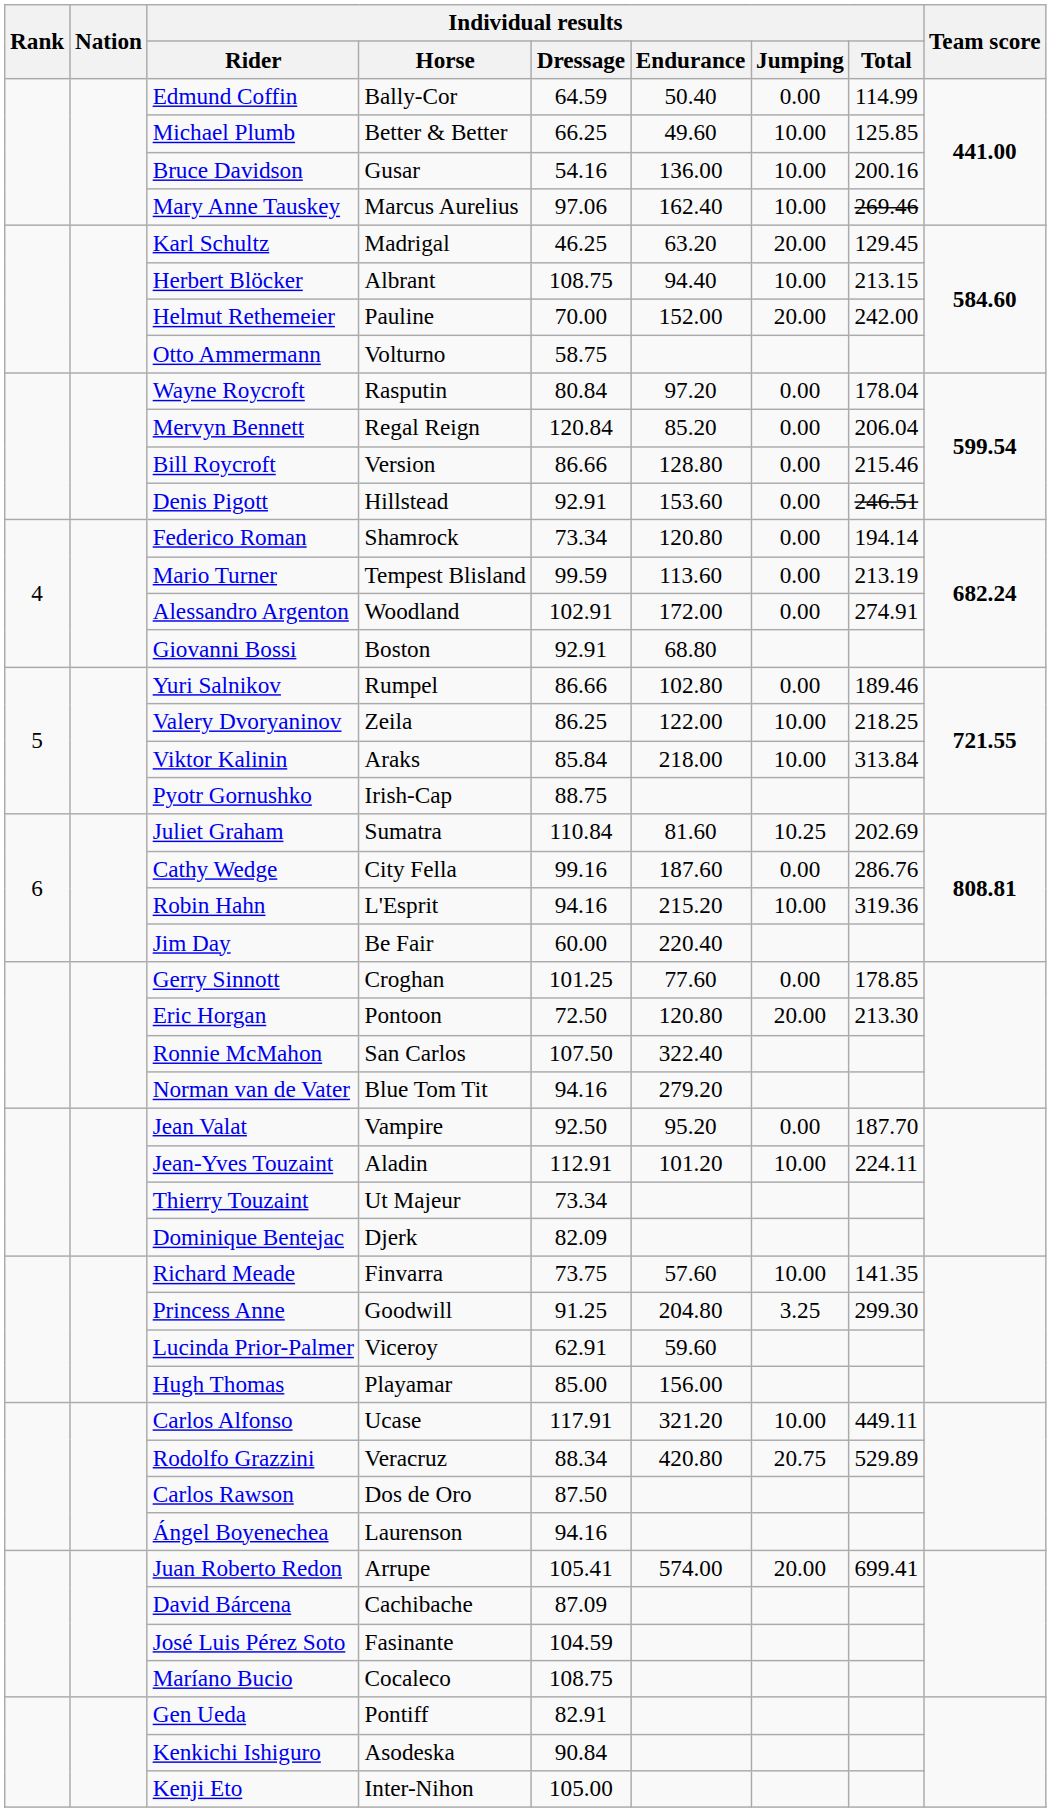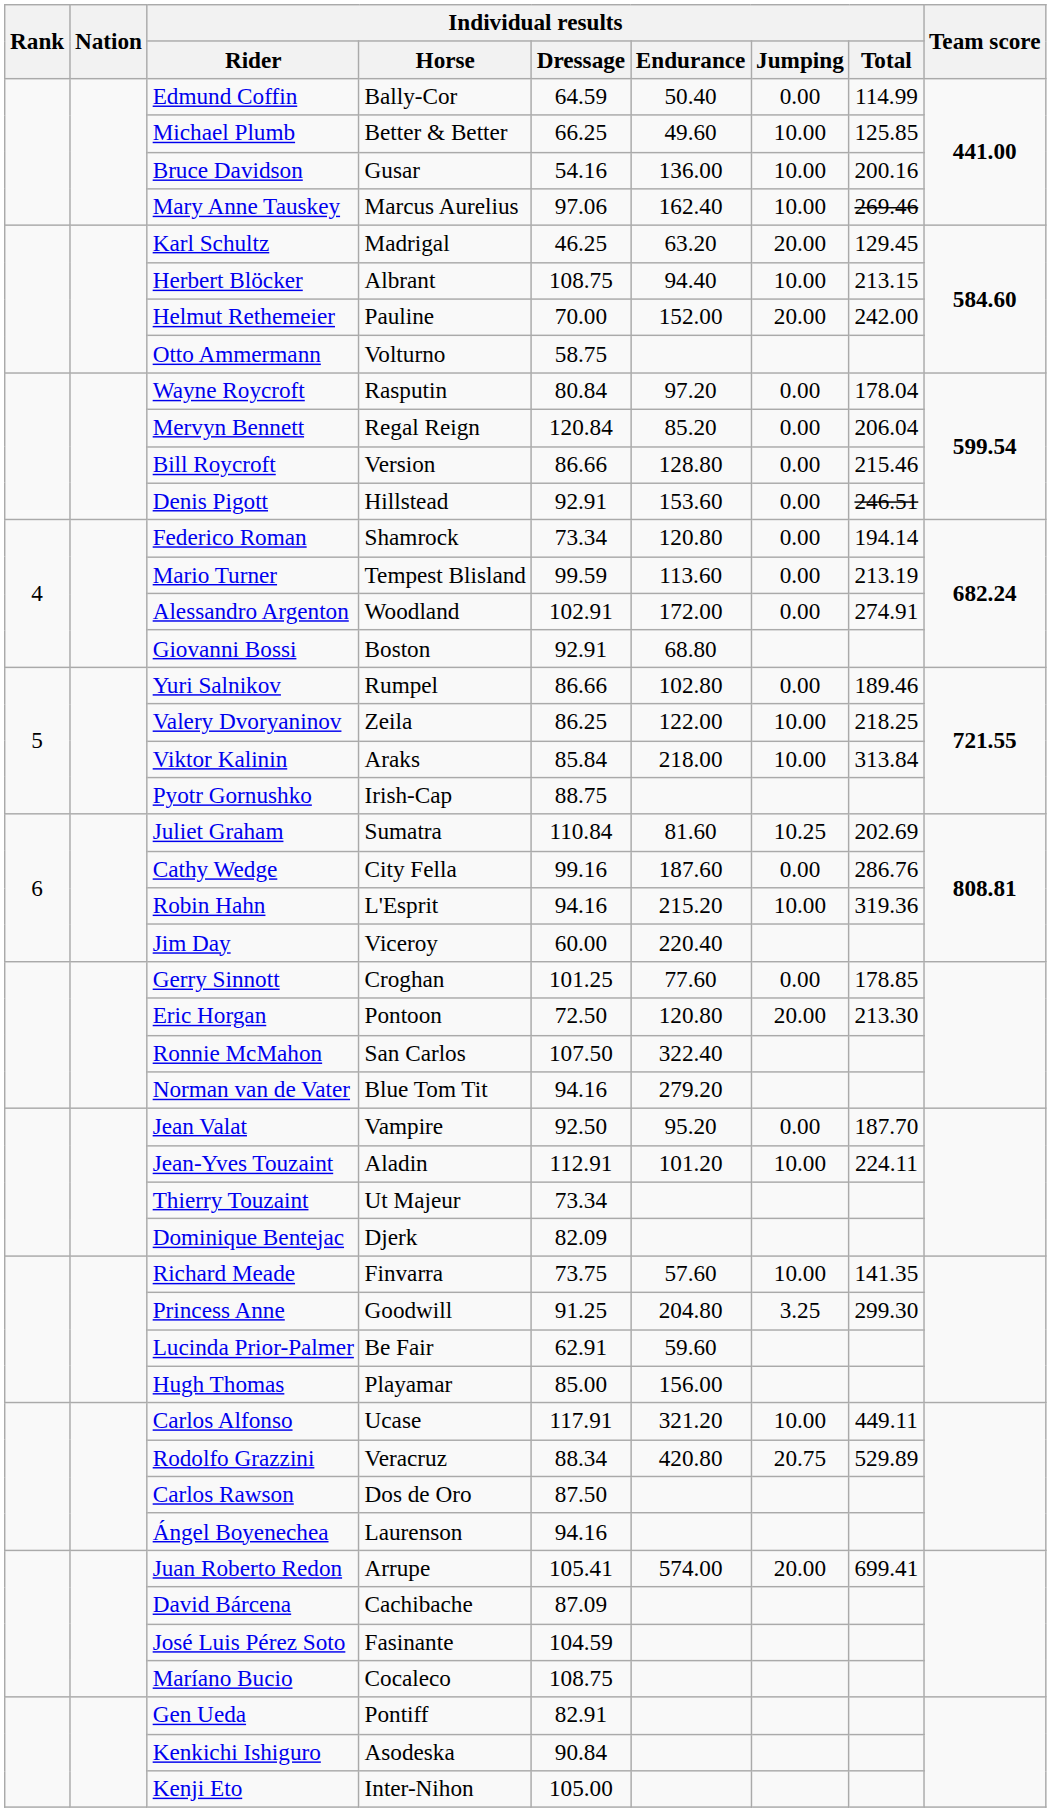(399, 942) Be Fair -> (401, 942) Viceroy
(401, 1347) Viceroy -> (399, 1347) Be Fair
